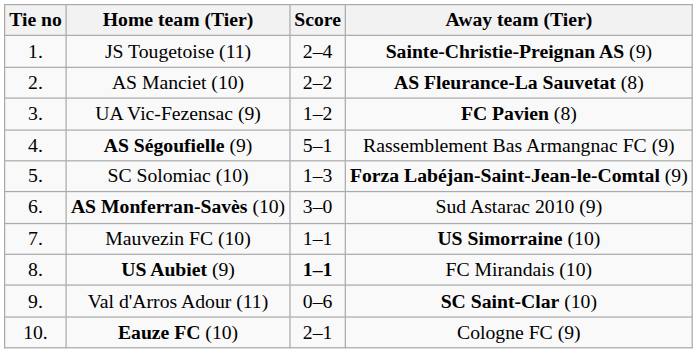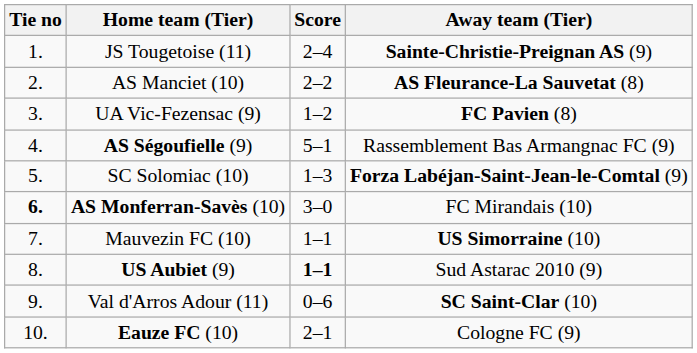(35, 207) normal -> (35, 207) bold
(519, 207) Sud Astarac 2010 (9) -> (519, 207) FC Mirandais (10)
(519, 269) FC Mirandais (10) -> (519, 269) Sud Astarac 2010 (9)
